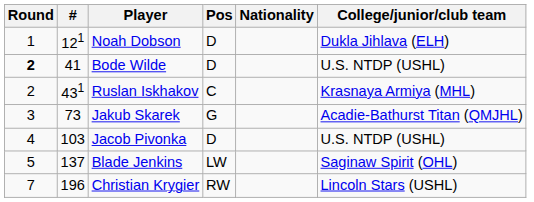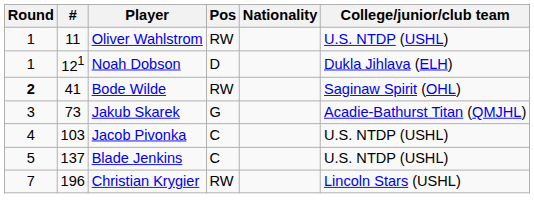+ row: (147, 39)
(211, 66) D -> (221, 89) RW
(383, 66) U.S. NTDP (USHL) -> (392, 89) Saginaw Spirit (OHL)
- row: (145, 91)
(211, 139) D -> (215, 135) C
(216, 162) LW -> (215, 158) C
(389, 162) Saginaw Spirit (OHL) -> (386, 158) U.S. NTDP (USHL)
